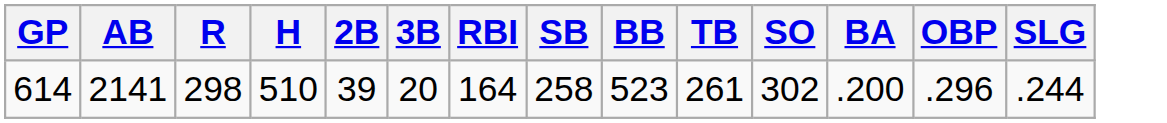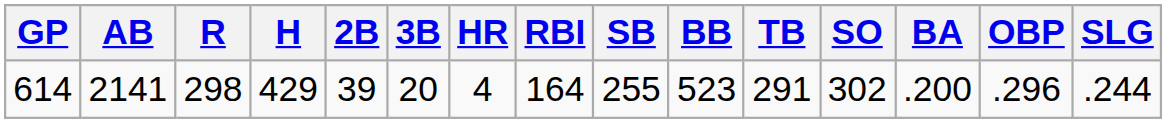+ column: (483, 32)
(288, 88) 510 -> (288, 88) 429
(564, 88) 258 -> (631, 88) 255
(714, 88) 261 -> (782, 88) 291
